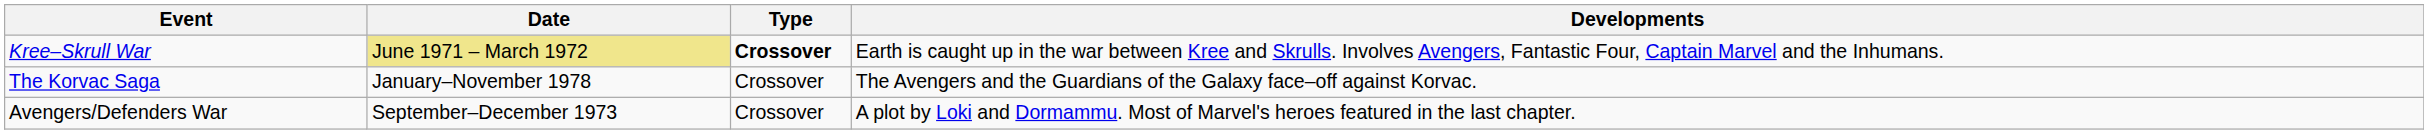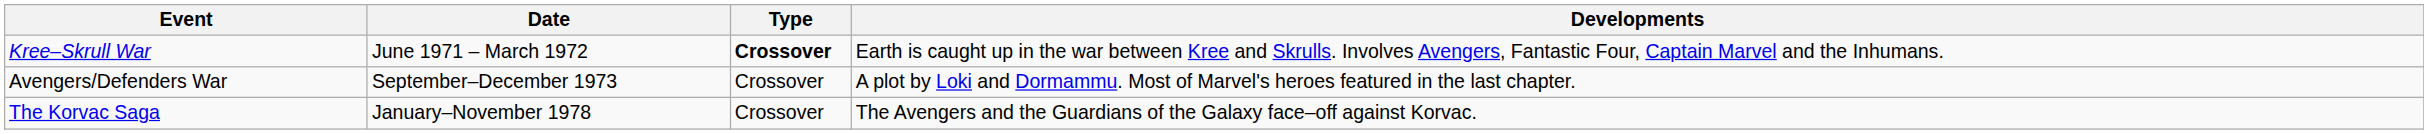(480, 50) khaki background -> (480, 50) no background
rows swapped: (118, 112) <-> (85, 81)
